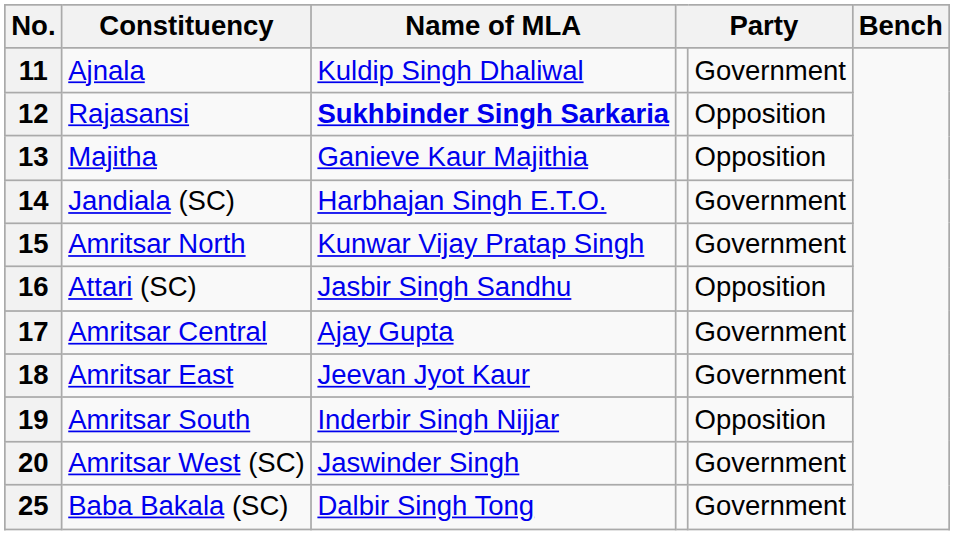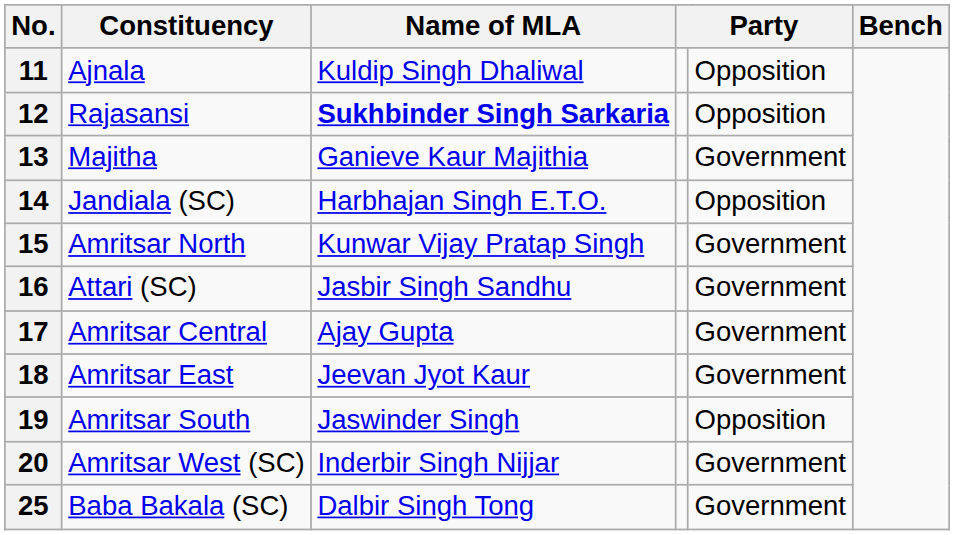(770, 69) Government -> (760, 69) Opposition
(760, 157) Opposition -> (770, 157) Government
(770, 200) Government -> (760, 200) Opposition
(760, 288) Opposition -> (770, 288) Government
(438, 419) Inderbir Singh Nijjar -> (418, 419) Jaswinder Singh
(418, 462) Jaswinder Singh -> (438, 462) Inderbir Singh Nijjar
